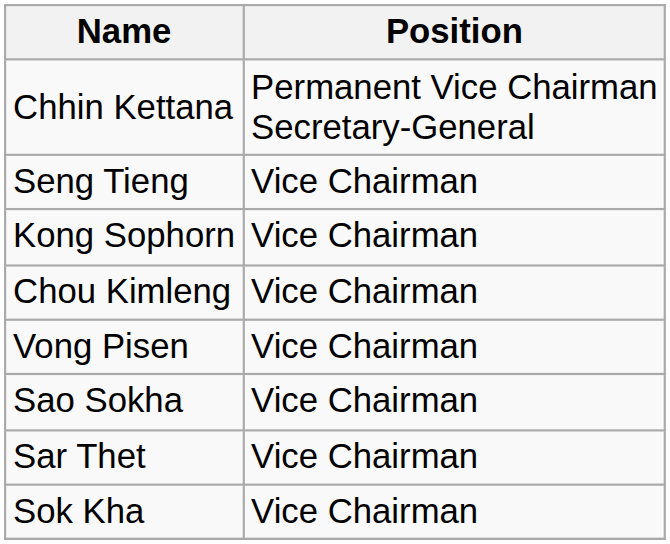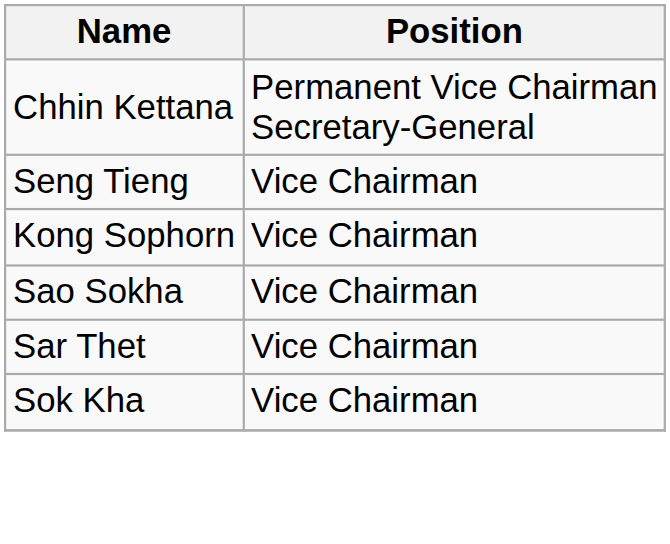- row: (122, 291)
- row: (101, 346)
